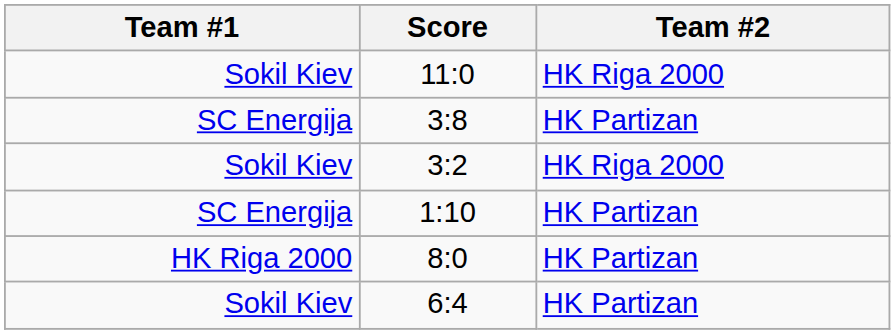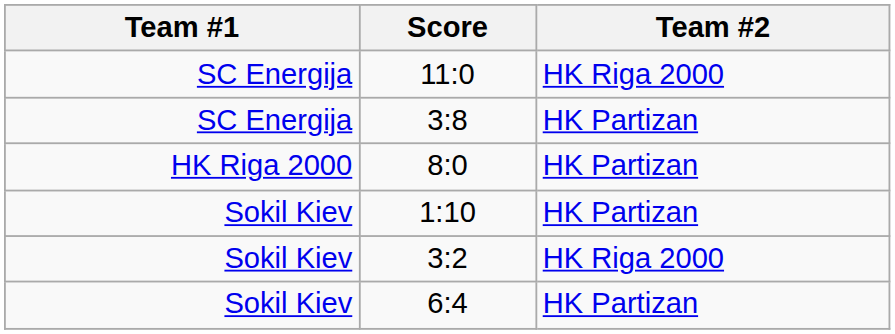(288, 73) Sokil Kiev -> (275, 73) SC Energija
rows swapped: (447, 258) <-> (447, 166)
(275, 212) SC Energija -> (288, 212) Sokil Kiev
